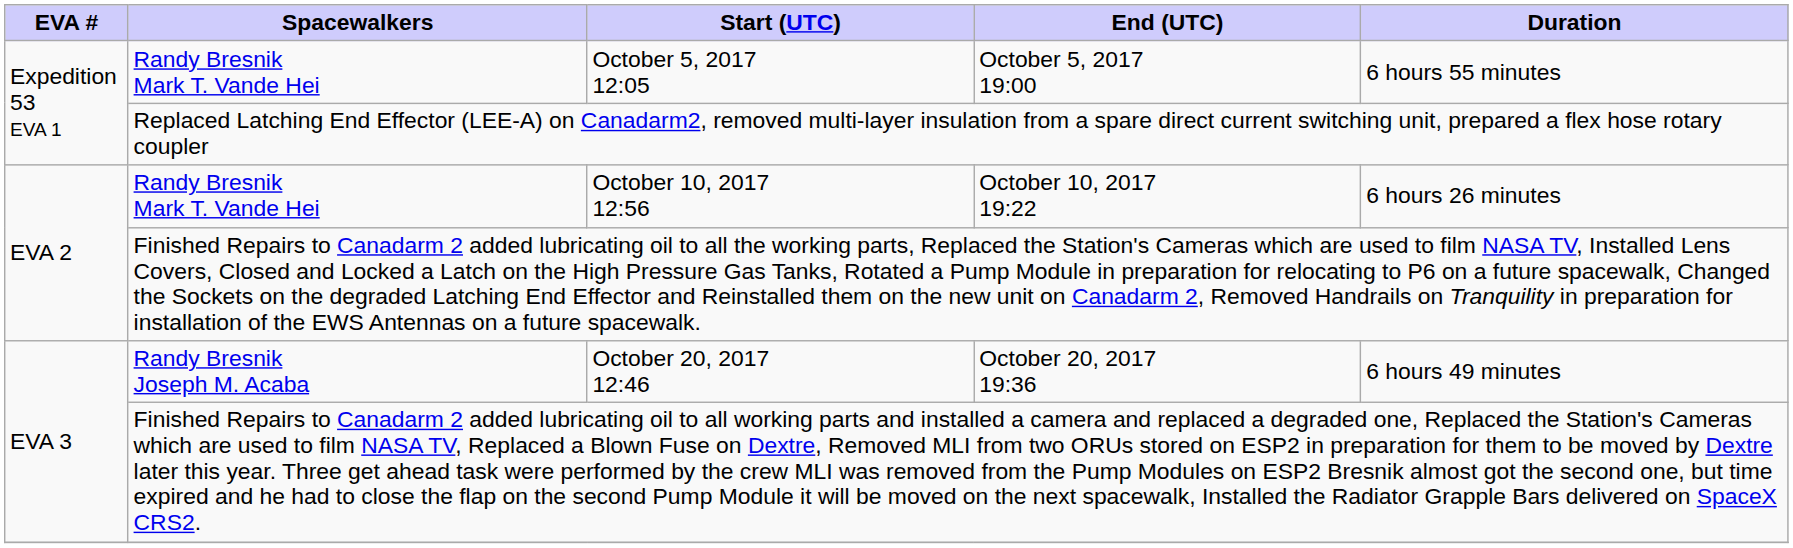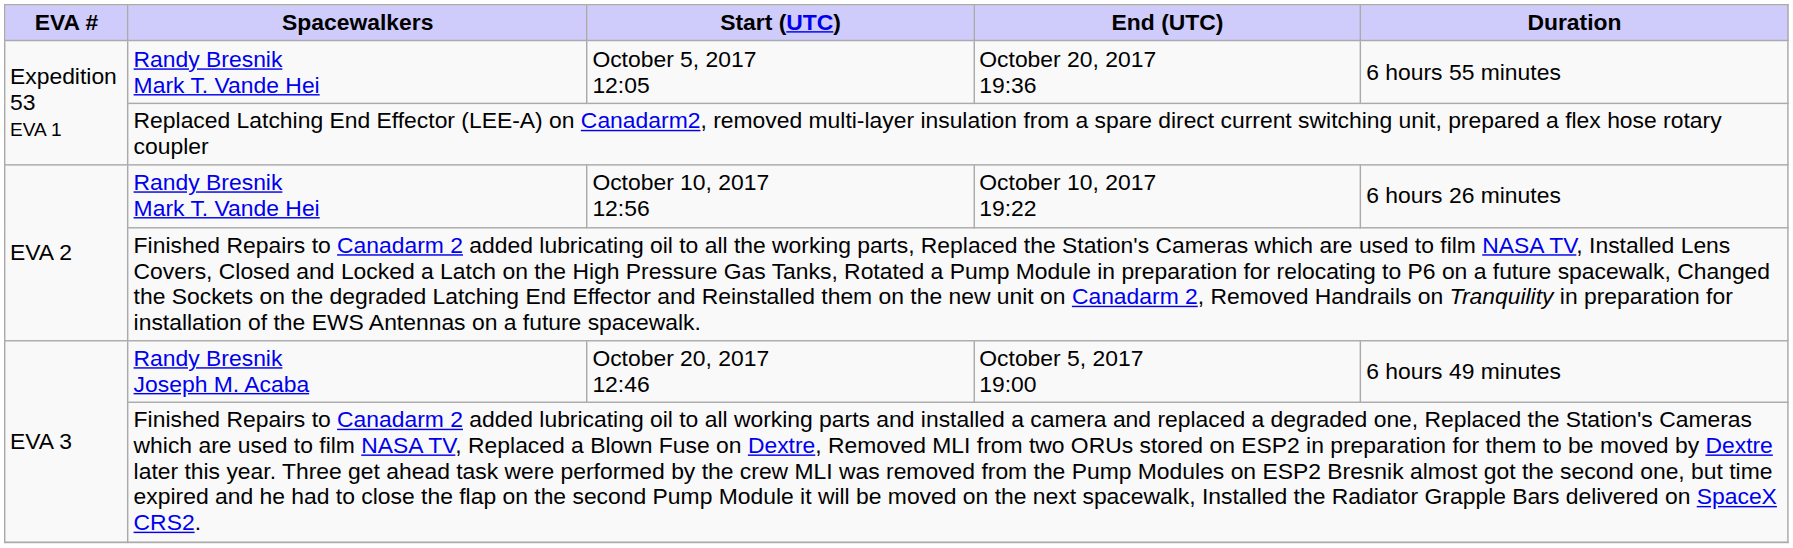(1061, 71) October 5, 2017 19:00 -> (1068, 71) October 20, 2017 19:36
(1068, 371) October 20, 2017 19:36 -> (1061, 371) October 5, 2017 19:00
